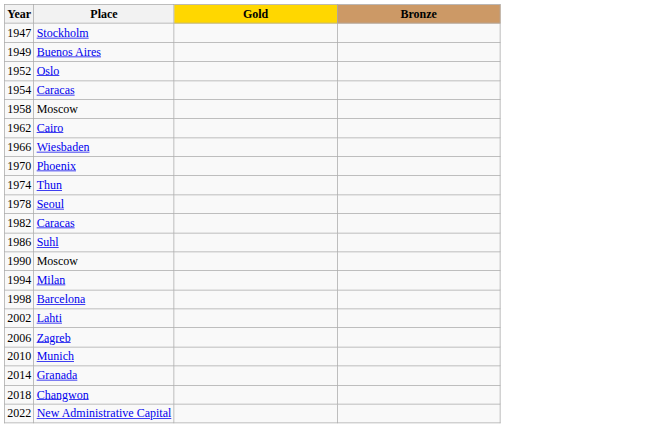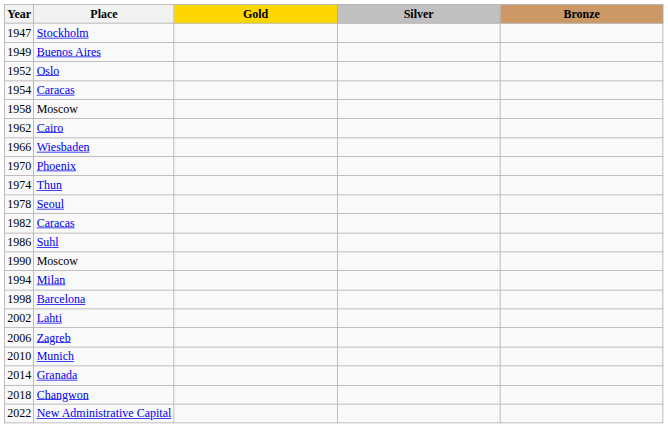+ column: (419, 14)
